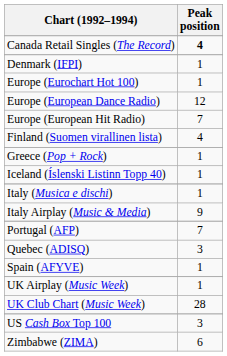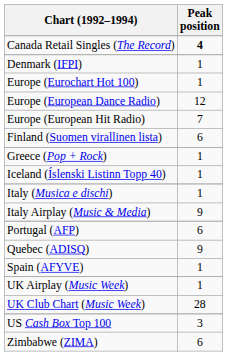(200, 138) 4 -> (200, 138) 6
(200, 230) 7 -> (200, 230) 6
(200, 249) 3 -> (200, 249) 9
